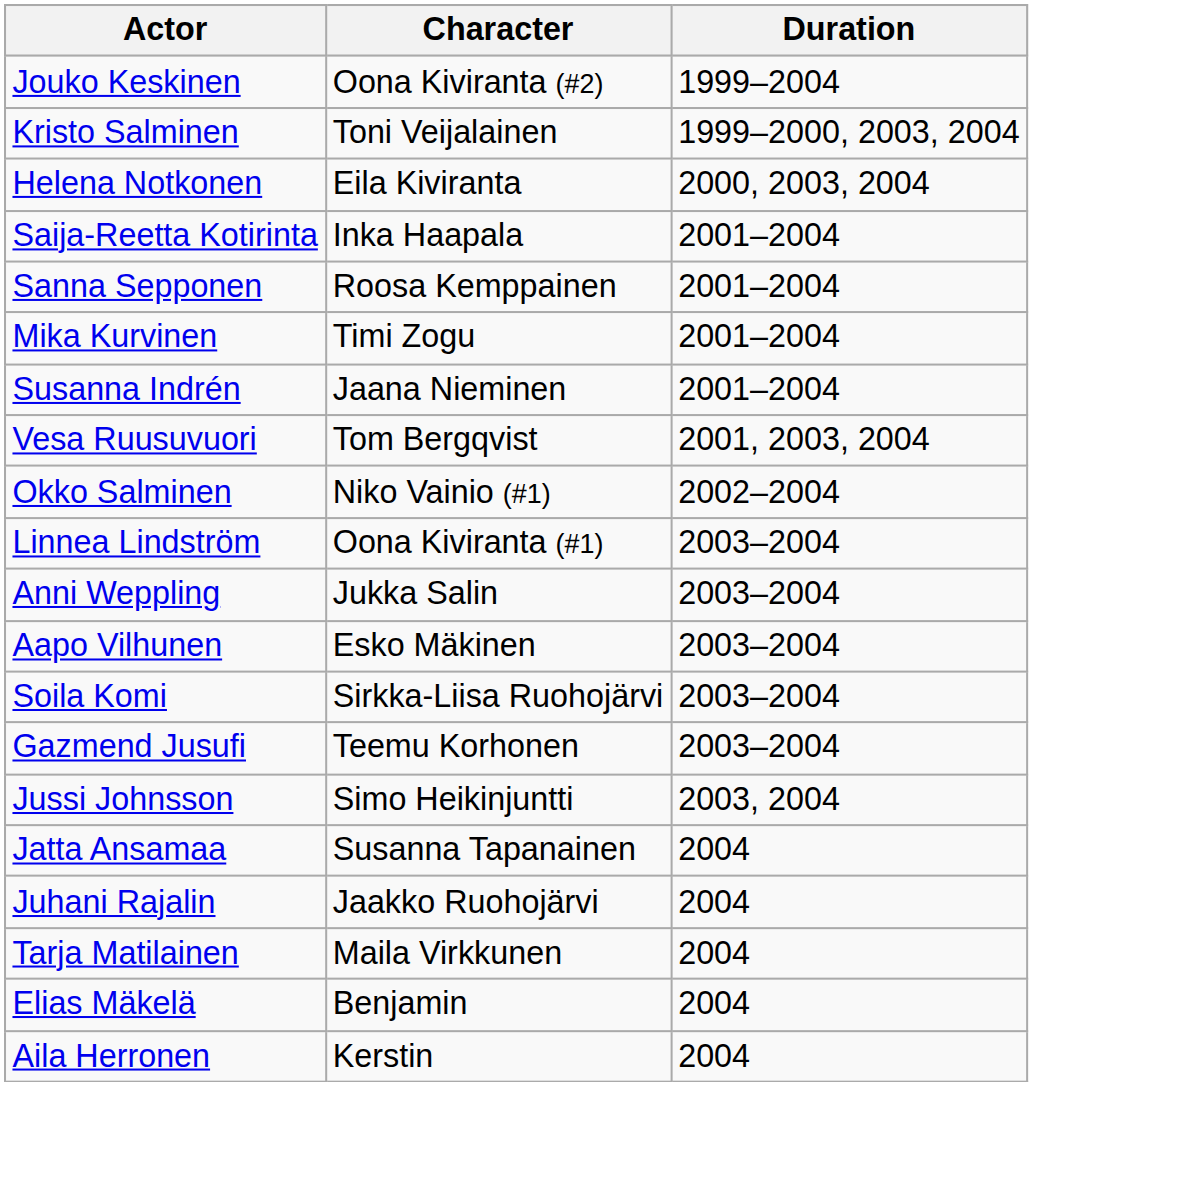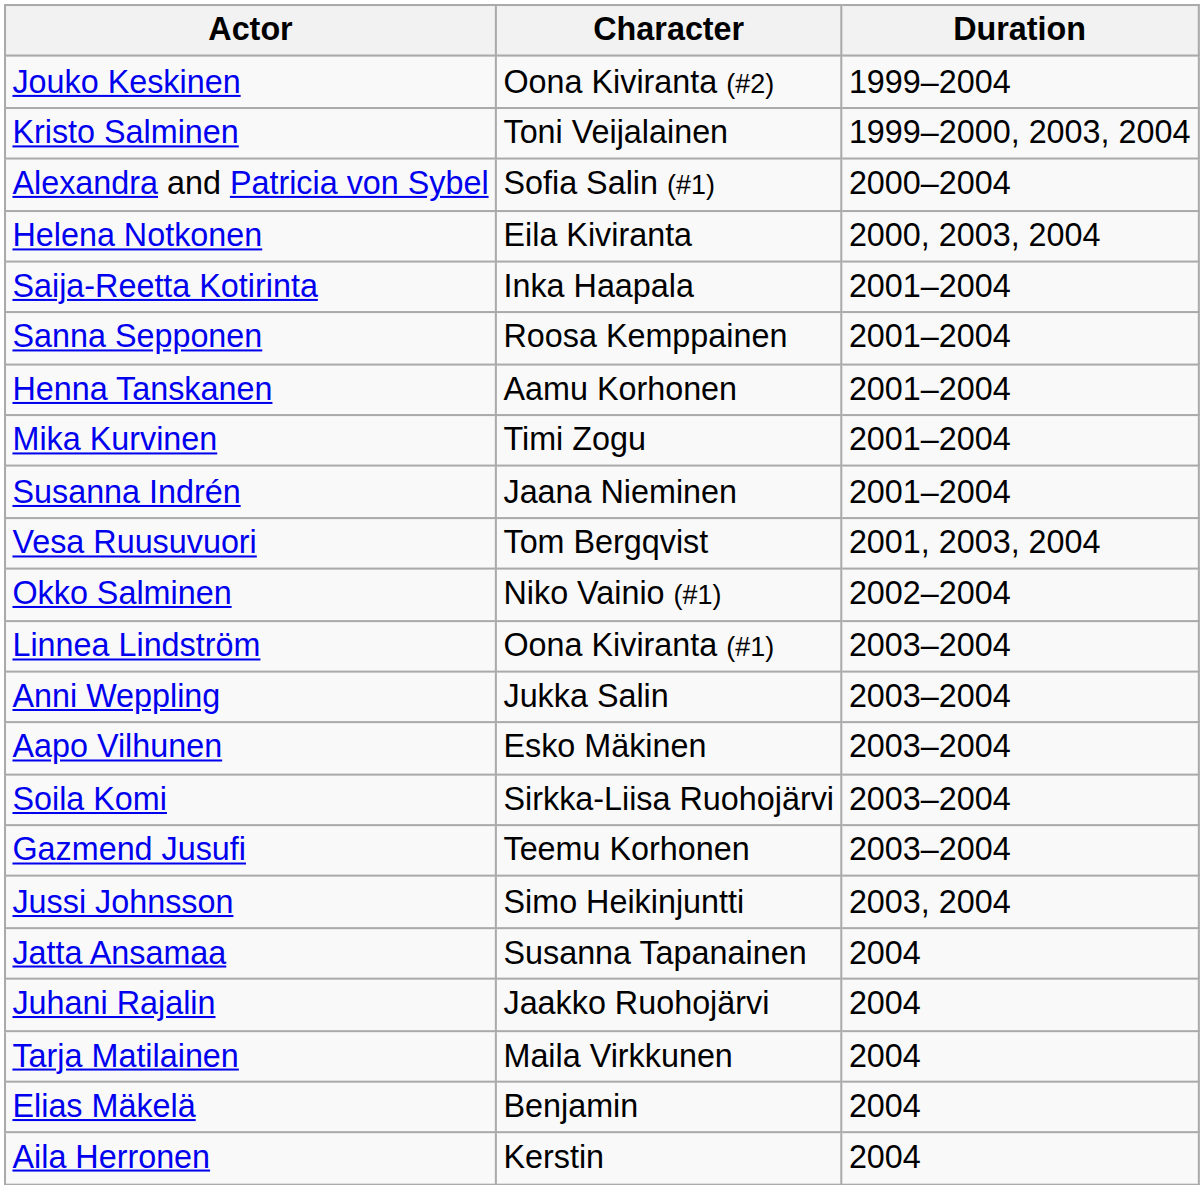+ row: (251, 183)
+ row: (142, 388)
